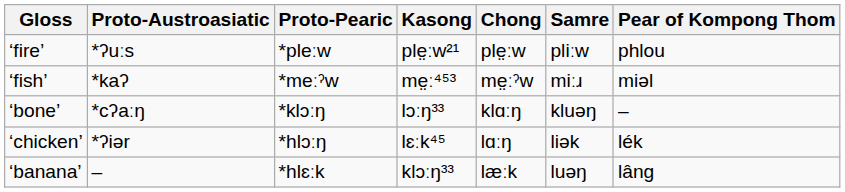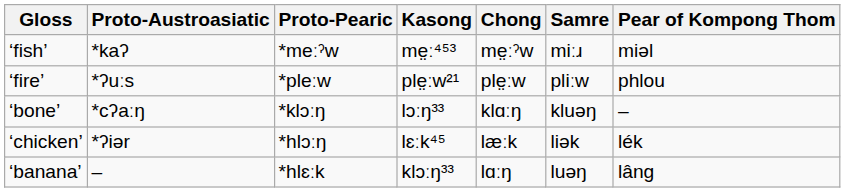rows swapped: (28, 80) <-> (27, 50)
(496, 141) lɑːŋ -> (499, 141) læːk
(499, 171) læːk -> (496, 171) lɑːŋ
